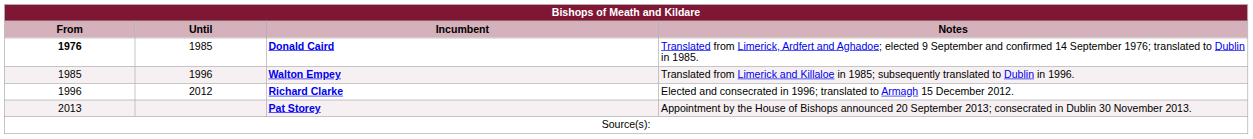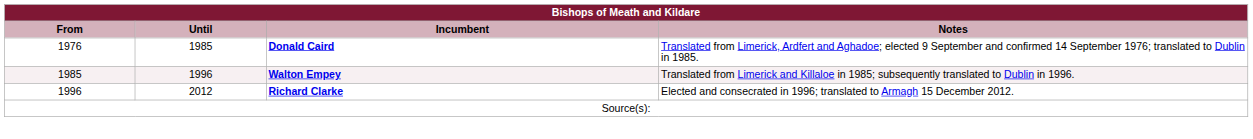(70, 46) bold -> (70, 46) normal
- row: (295, 108)
